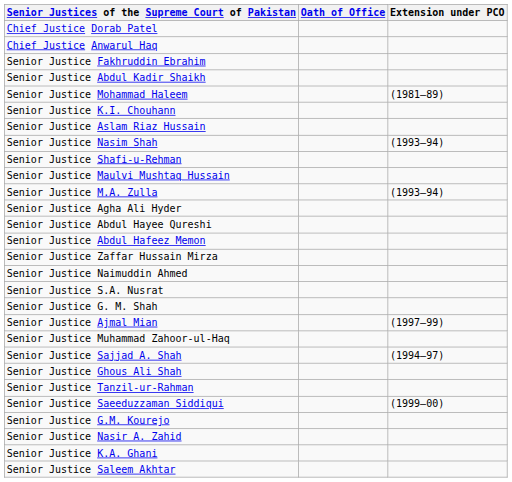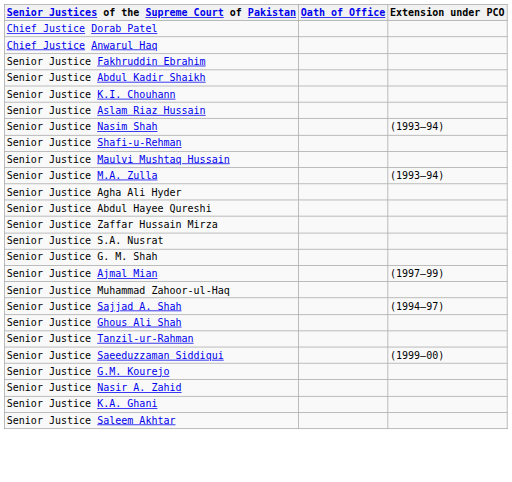- row: (97, 94)
- row: (106, 241)
- row: (97, 274)
